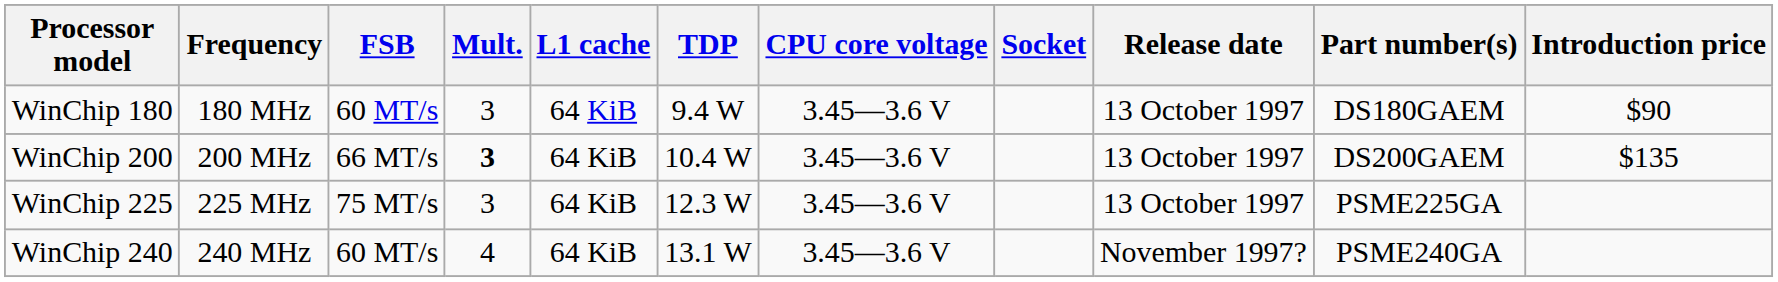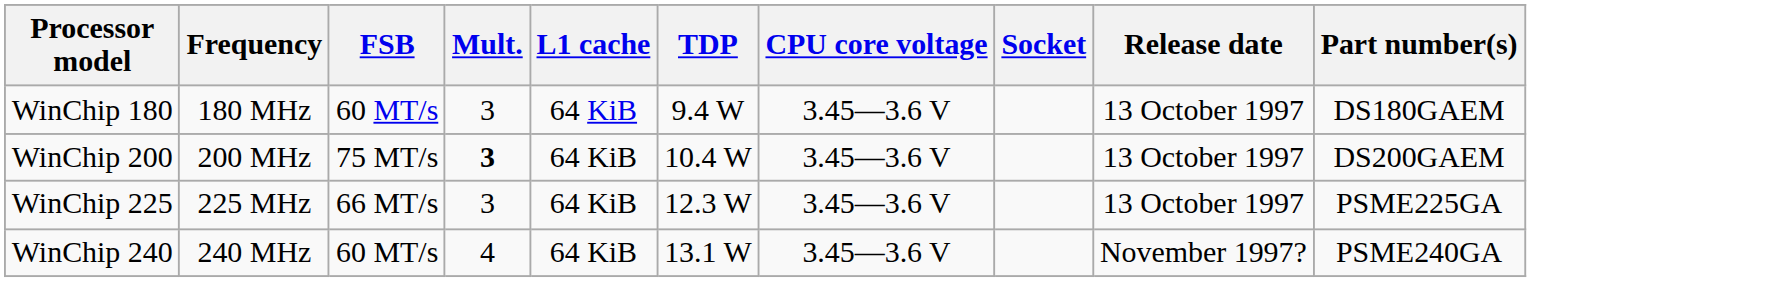- column: (1649, 45)
(387, 156) 66 MT/s -> (387, 156) 75 MT/s
(387, 204) 75 MT/s -> (387, 204) 66 MT/s
